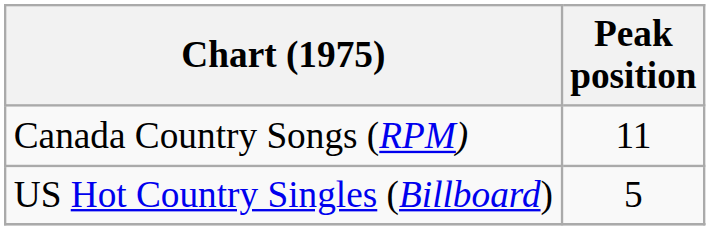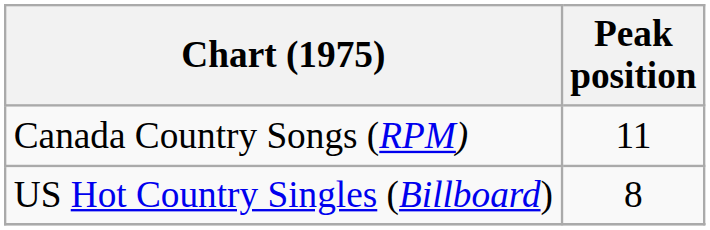(633, 194) 5 -> (633, 194) 8
